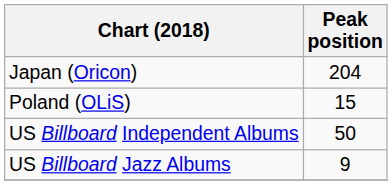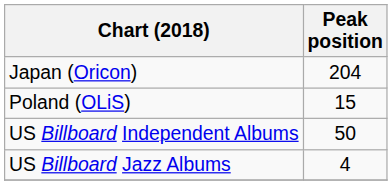(345, 164) 9 -> (345, 164) 4
